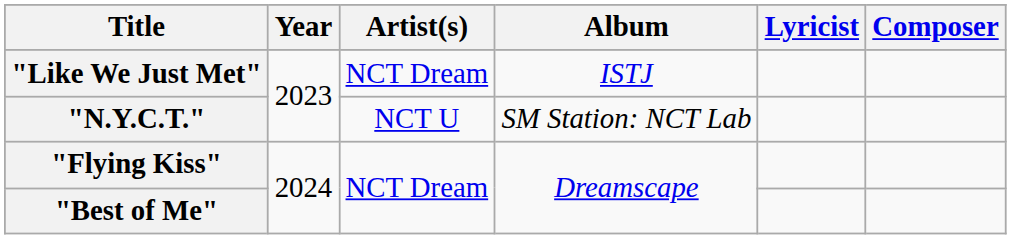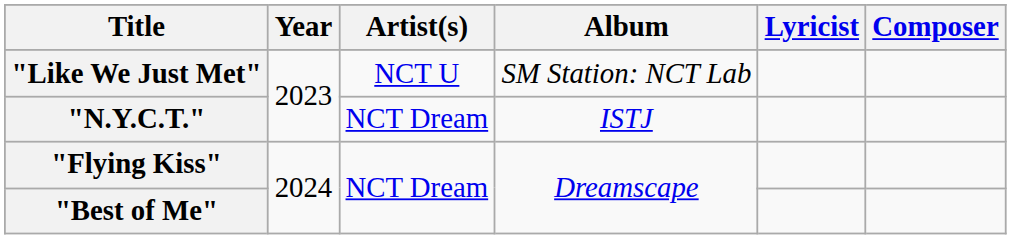(417, 73) NCT Dream -> (417, 73) NCT U
(626, 73) ISTJ -> (626, 73) SM Station: NCT Lab
(417, 118) NCT U -> (417, 118) NCT Dream
(626, 118) SM Station: NCT Lab -> (626, 118) ISTJ
